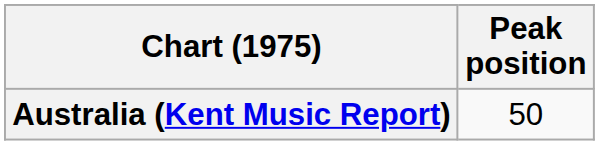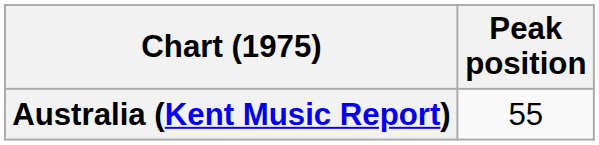(526, 113) 50 -> (526, 113) 55
